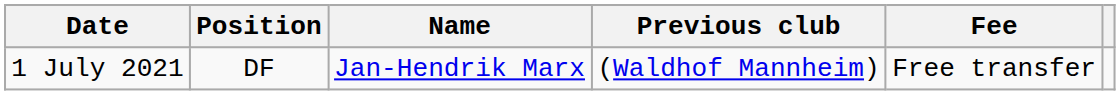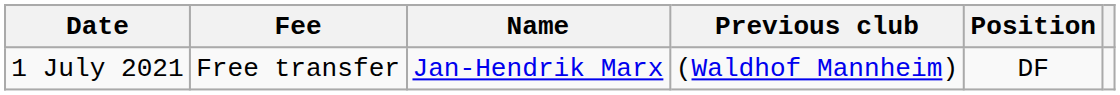columns swapped: (259, 26) <-> (994, 26)
